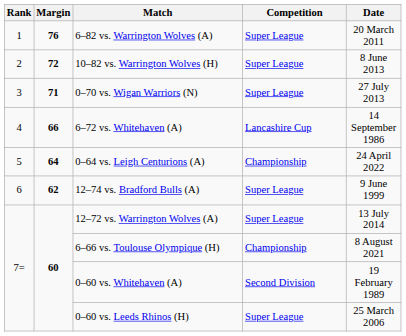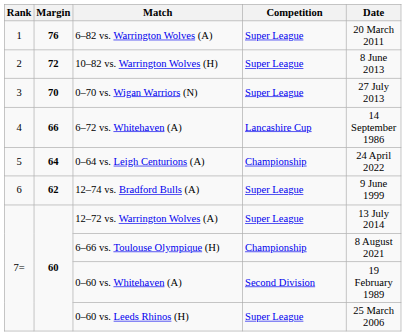(53, 92) 71 -> (53, 92) 70
